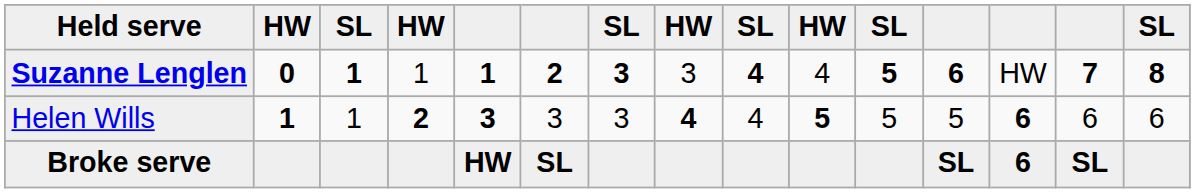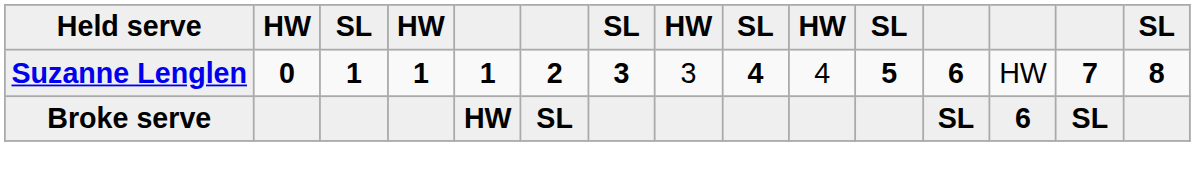(421, 72) normal -> (421, 72) bold
- row: (83, 118)
